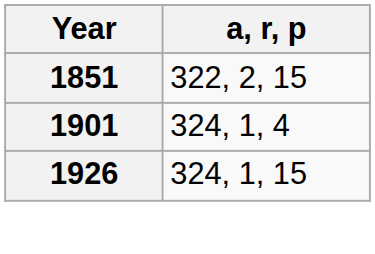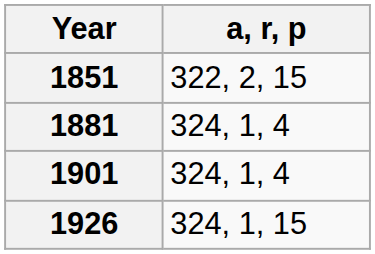+ row: (84, 126)
